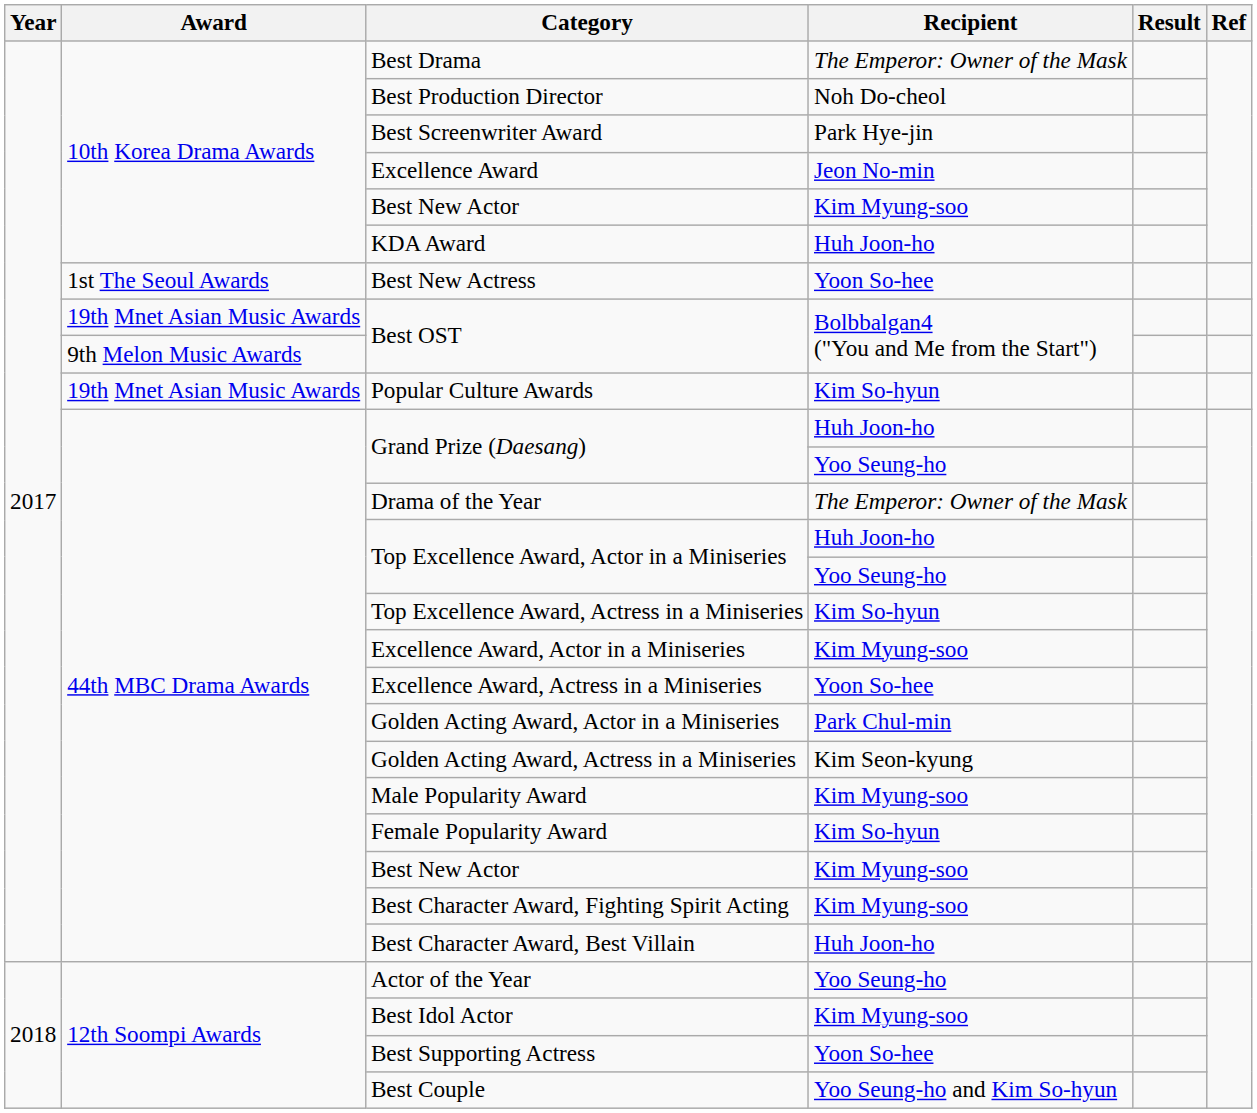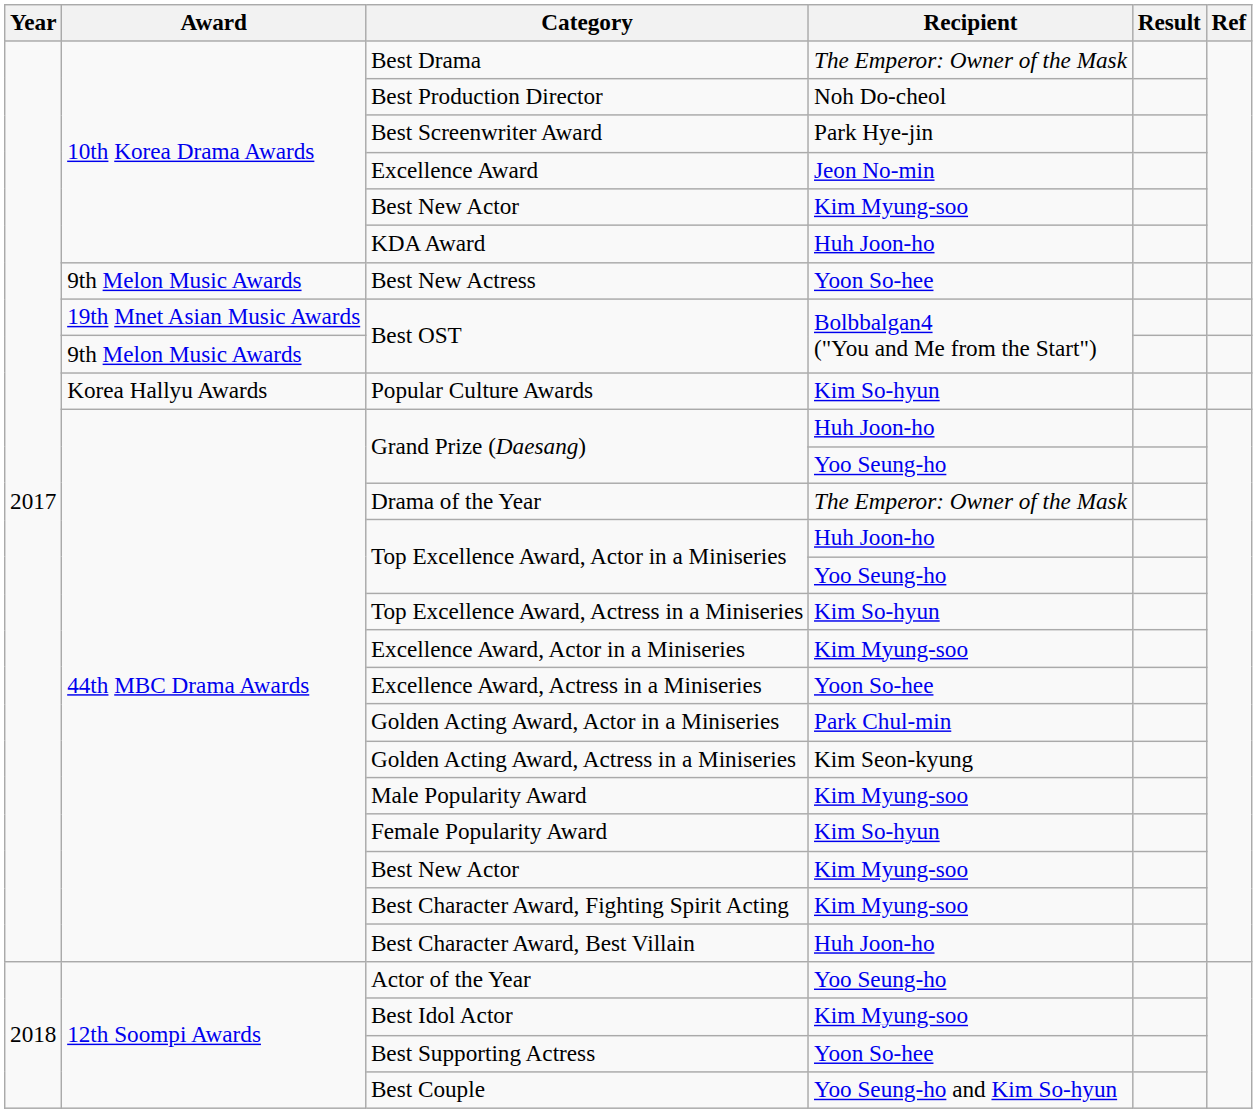(168, 280) 1st The Seoul Awards -> (184, 280) 9th Melon Music Awards
(214, 390) 19th Mnet Asian Music Awards -> (167, 390) Korea Hallyu Awards
